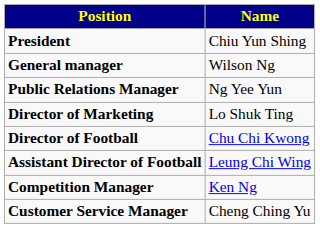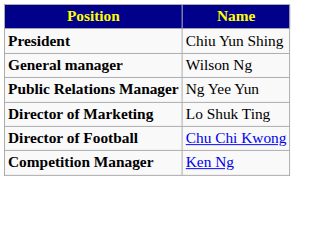- row: (105, 162)
- row: (98, 211)
